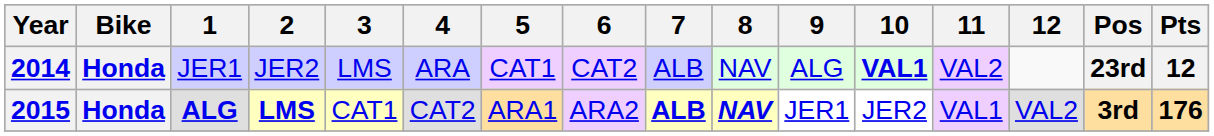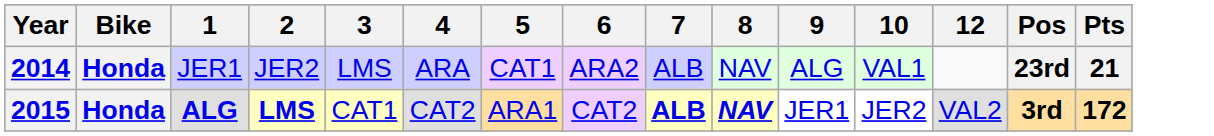- column: (971, 25)
(604, 67) CAT2 -> (604, 67) ARA2
(894, 67) bold -> (894, 67) normal
(1181, 67) 12 -> (1104, 67) 21
(604, 109) ARA2 -> (604, 109) CAT2
(1181, 109) 176 -> (1104, 109) 172
